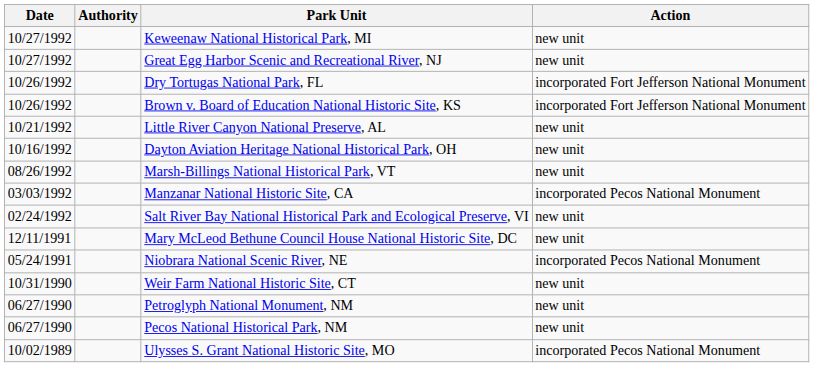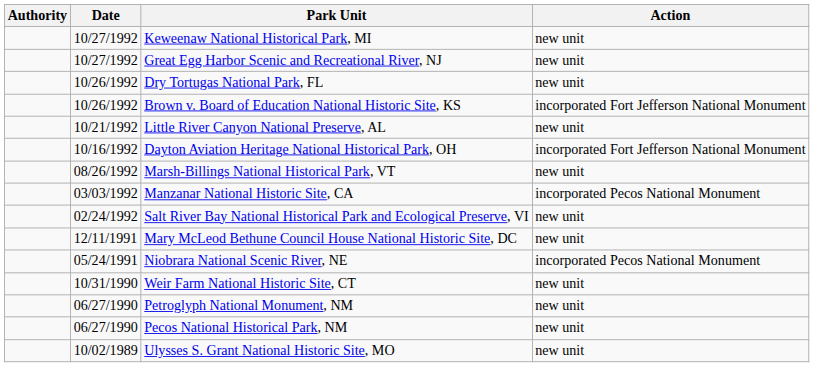columns swapped: (40, 15) <-> (108, 15)
(670, 82) incorporated Fort Jefferson National Monument -> (560, 82) new unit
(560, 149) new unit -> (670, 149) incorporated Fort Jefferson National Monument
(648, 350) incorporated Pecos National Monument -> (560, 350) new unit
